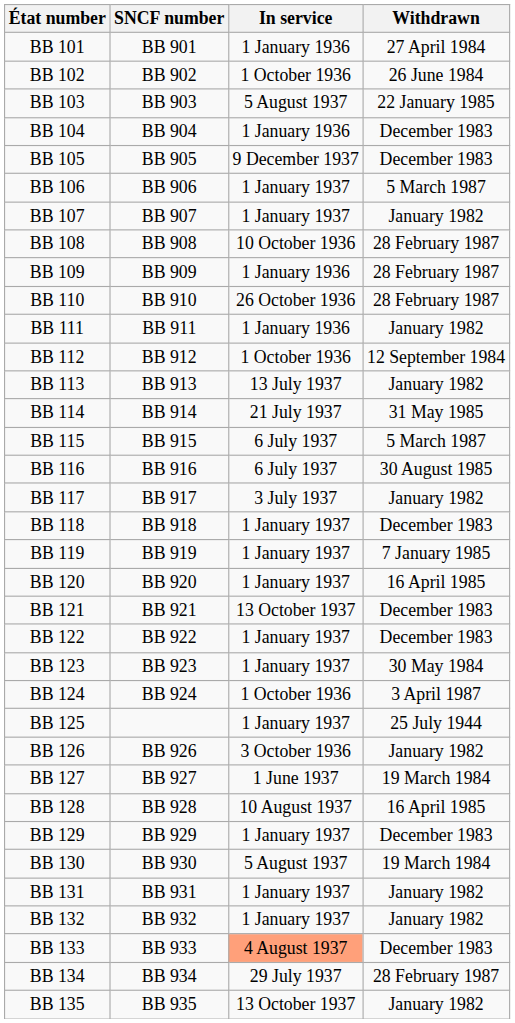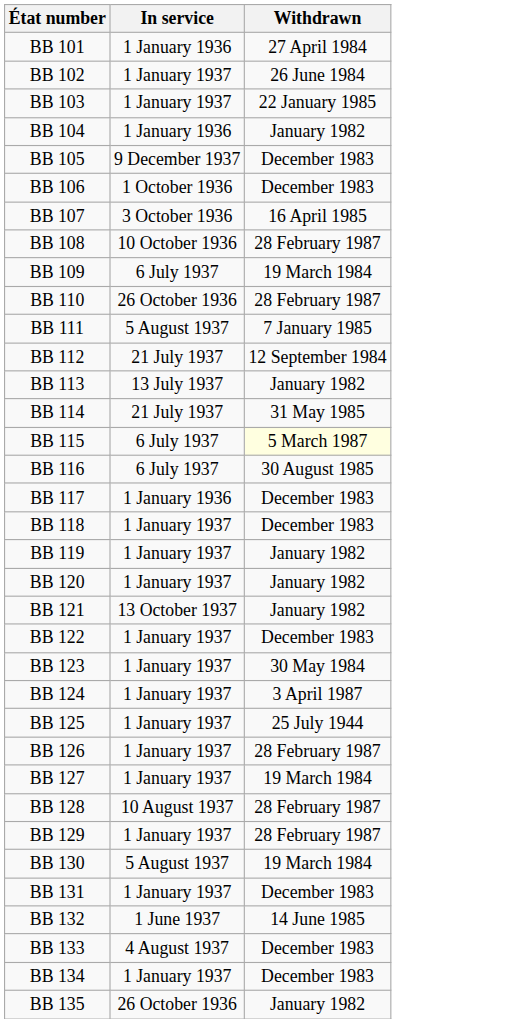- column: (169, 18)
(296, 74) 1 October 1936 -> (177, 74) 1 January 1937
(296, 103) 5 August 1937 -> (177, 103) 1 January 1937
(436, 131) December 1983 -> (318, 131) January 1982
(296, 187) 1 January 1937 -> (177, 187) 1 October 1936
(436, 187) 5 March 1987 -> (318, 187) December 1983
(296, 215) 1 January 1937 -> (177, 215) 3 October 1936
(436, 215) January 1982 -> (318, 215) 16 April 1985
(296, 272) 1 January 1936 -> (177, 272) 6 July 1937
(436, 272) 28 February 1987 -> (318, 272) 19 March 1984
(296, 328) 1 January 1936 -> (177, 328) 5 August 1937
(436, 328) January 1982 -> (318, 328) 7 January 1985
(296, 356) 1 October 1936 -> (177, 356) 21 July 1937
(436, 441) no background -> (318, 441) lightyellow background
(296, 497) 3 July 1937 -> (177, 497) 1 January 1936
(436, 497) January 1982 -> (318, 497) December 1983
(436, 553) 7 January 1985 -> (318, 553) January 1982
(436, 581) 16 April 1985 -> (318, 581) January 1982
(436, 610) December 1983 -> (318, 610) January 1982
(296, 694) 1 October 1936 -> (177, 694) 1 January 1937
(296, 750) 3 October 1936 -> (177, 750) 1 January 1937
(436, 750) January 1982 -> (318, 750) 28 February 1987
(296, 779) 1 June 1937 -> (177, 779) 1 January 1937
(436, 807) 16 April 1985 -> (318, 807) 28 February 1987
(436, 835) December 1983 -> (318, 835) 28 February 1987
(436, 891) January 1982 -> (318, 891) December 1983
(296, 919) 1 January 1937 -> (177, 919) 1 June 1937
(436, 919) January 1982 -> (318, 919) 14 June 1985
(296, 948) lightsalmon background -> (177, 948) no background
(296, 976) 29 July 1937 -> (177, 976) 1 January 1937
(436, 976) 28 February 1987 -> (318, 976) December 1983
(296, 1004) 13 October 1937 -> (177, 1004) 26 October 1936
